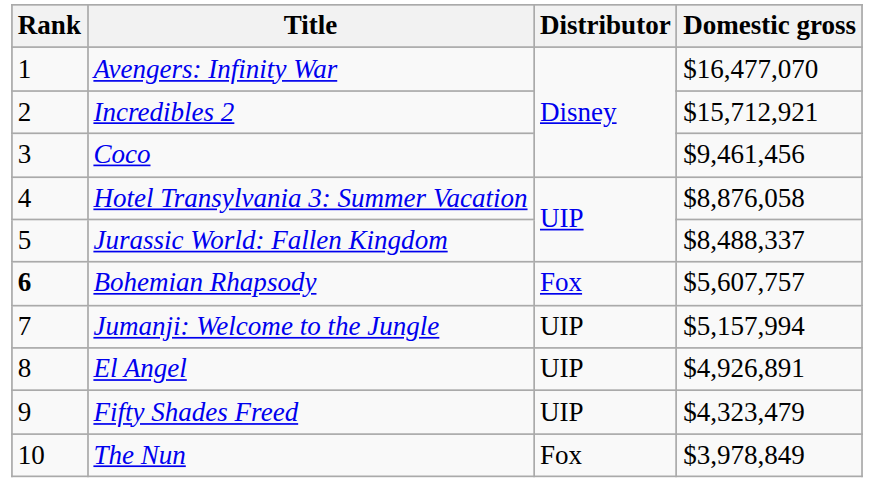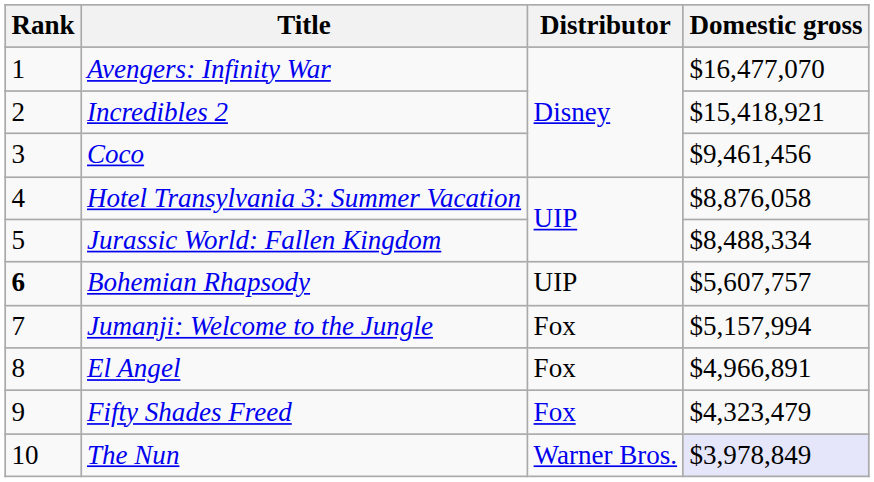(751, 111) $15,712,921 -> (757, 111) $15,418,921
(744, 240) $8,488,337 -> (750, 240) $8,488,334
(561, 283) Fox -> (555, 283) UIP
(562, 326) UIP -> (555, 326) Fox
(562, 369) UIP -> (555, 369) Fox
(744, 369) $4,926,891 -> (750, 369) $4,966,891
(562, 411) UIP -> (555, 411) Fox
(561, 454) Fox -> (605, 454) Warner Bros.
(744, 454) no background -> (750, 454) lavender background
